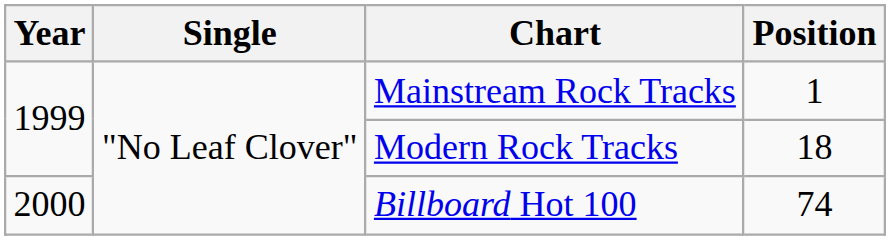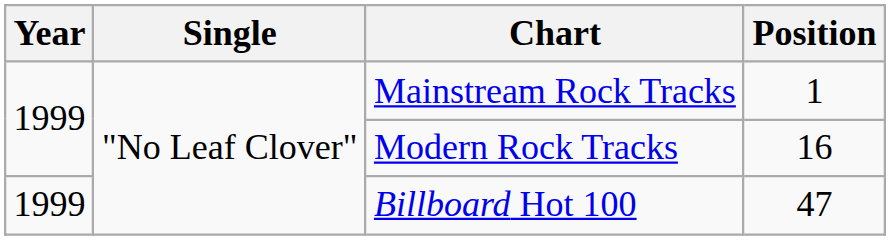(814, 147) 18 -> (814, 147) 16
(49, 204) 2000 -> (49, 204) 1999
(814, 204) 74 -> (814, 204) 47
